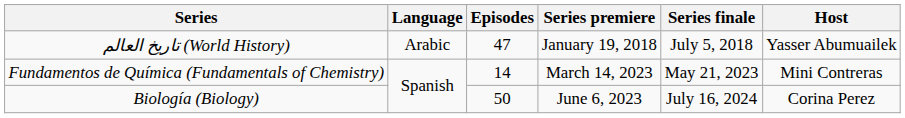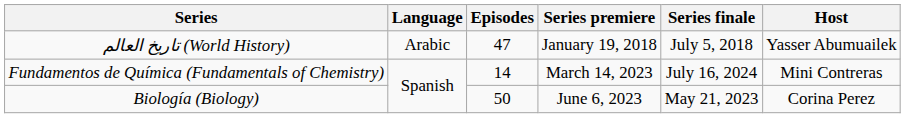(712, 72) May 21, 2023 -> (712, 72) July 16, 2024
(712, 98) July 16, 2024 -> (712, 98) May 21, 2023
